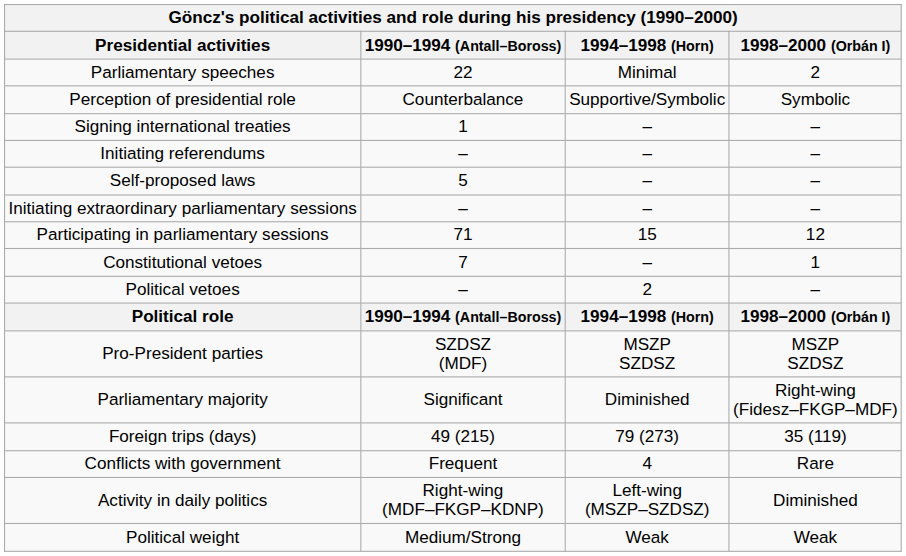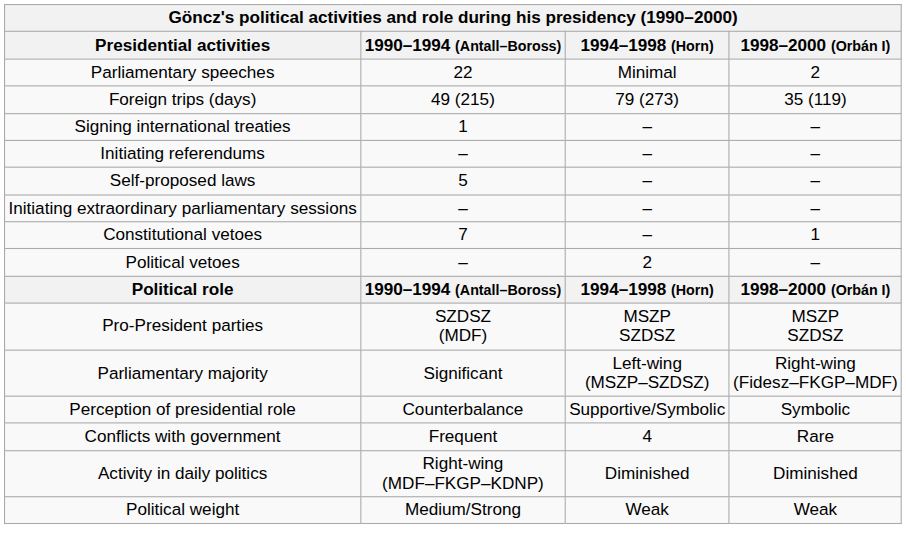rows swapped: (183, 436) <-> (183, 99)
- row: (183, 235)
(647, 399) Diminished -> (647, 372) Left-wing (MSZP–SZDSZ)
(647, 500) Left-wing (MSZP–SZDSZ) -> (647, 473) Diminished
